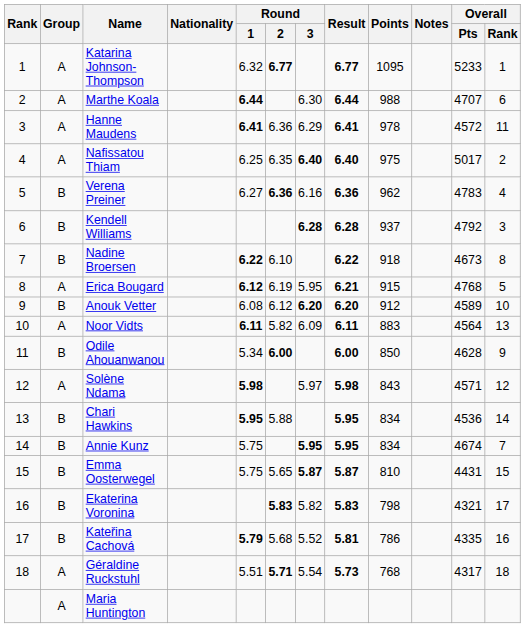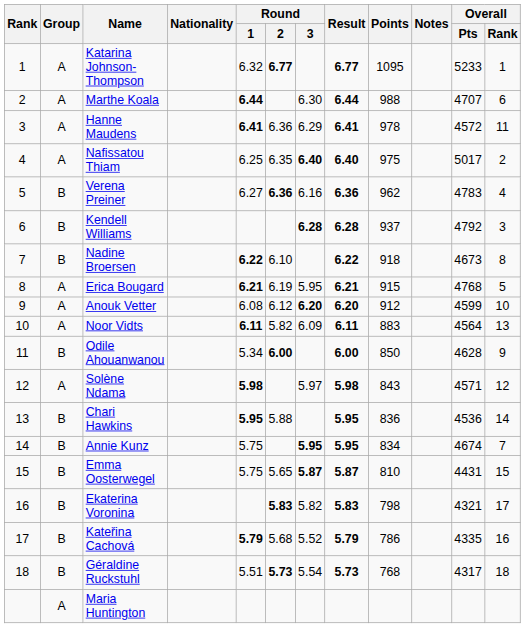(251, 287) 6.12 -> (251, 287) 6.21
(62, 306) B -> (62, 306) A
(468, 306) 4589 -> (468, 306) 4599
(390, 419) 834 -> (390, 419) 836
(347, 539) 5.81 -> (347, 539) 5.79
(62, 572) A -> (62, 572) B
(280, 572) 5.71 -> (280, 572) 5.73
